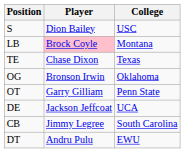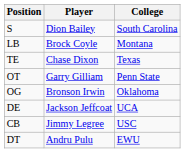(127, 28) USC -> (147, 28) South Carolina
(72, 44) pink background -> (72, 44) no background
rows swapped: (13, 92) <-> (14, 76)
(147, 124) South Carolina -> (127, 124) USC
